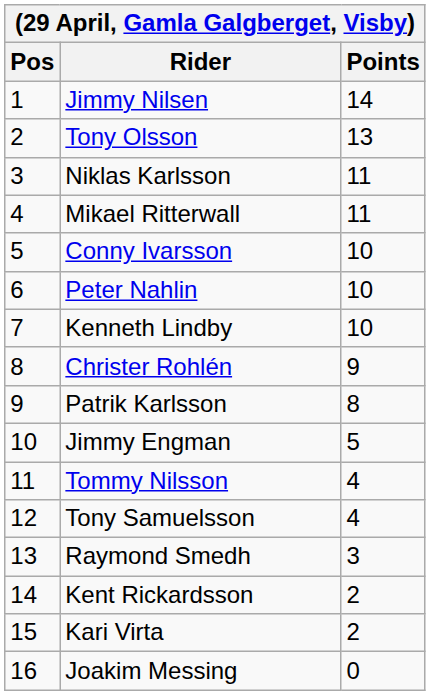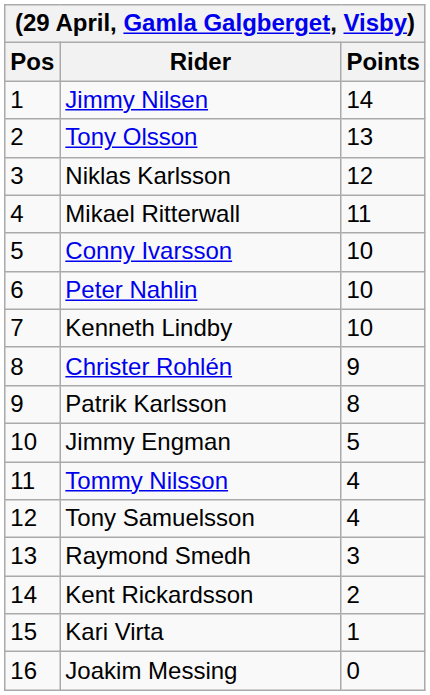(359, 175) 11 -> (360, 175) 12
(353, 632) 2 -> (353, 632) 1
